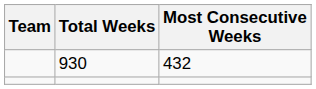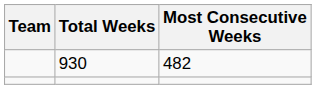(177, 63) 432 -> (177, 63) 482
